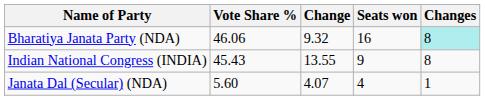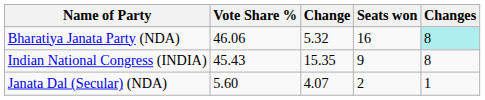(316, 38) 9.32 -> (316, 38) 5.32
(320, 60) 13.55 -> (320, 60) 15.35
(360, 83) 4 -> (360, 83) 2
